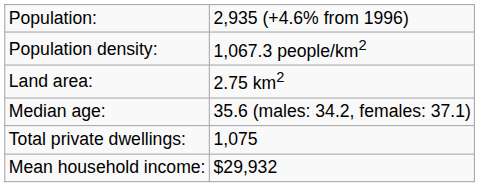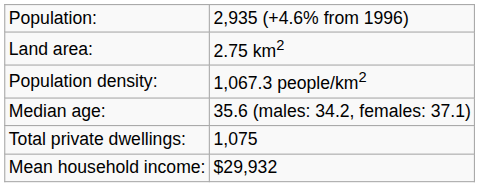rows swapped: (51, 81) <-> (83, 48)
